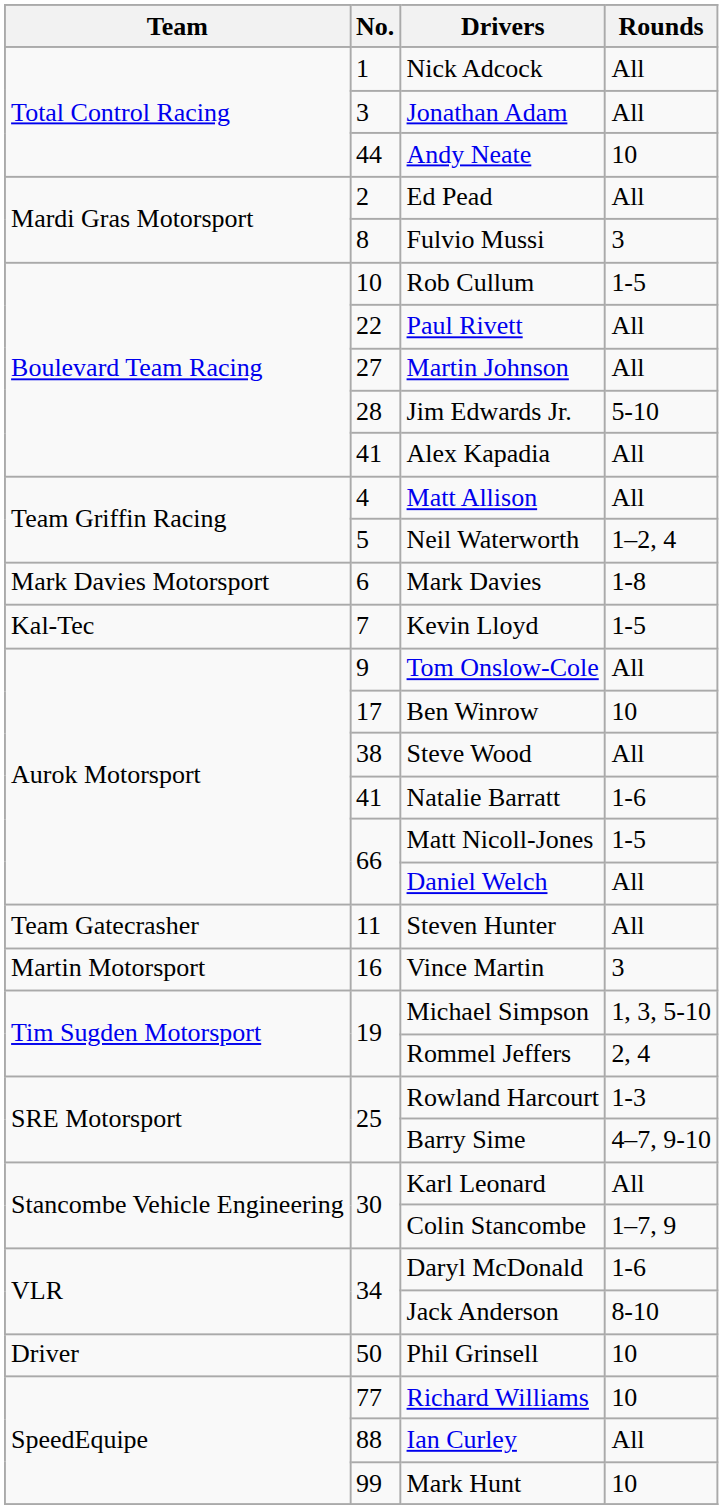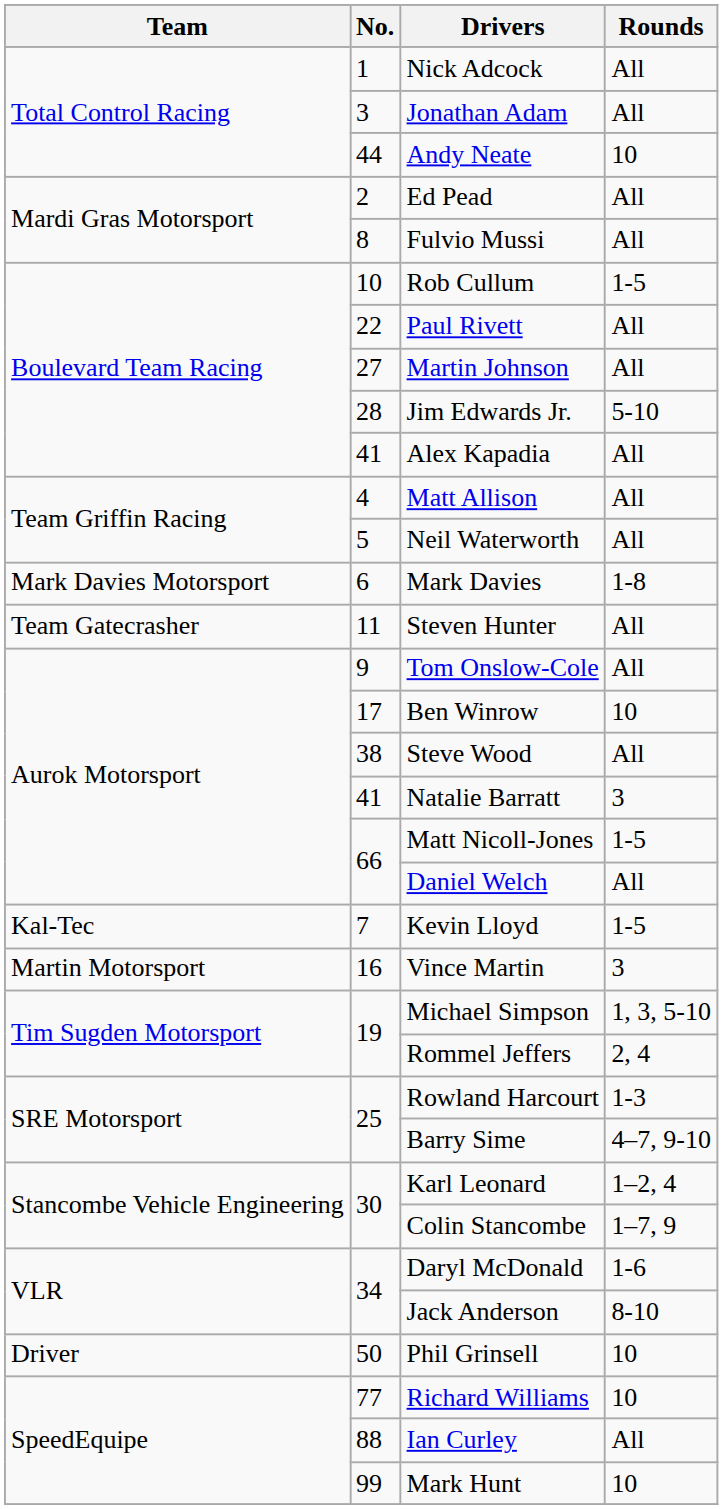(618, 239) 3 -> (628, 239) All
(644, 539) 1–2, 4 -> (628, 539) All
rows swapped: (473, 625) <-> (481, 925)
(629, 796) 1-6 -> (618, 796) 3
(628, 1182) All -> (644, 1182) 1–2, 4
